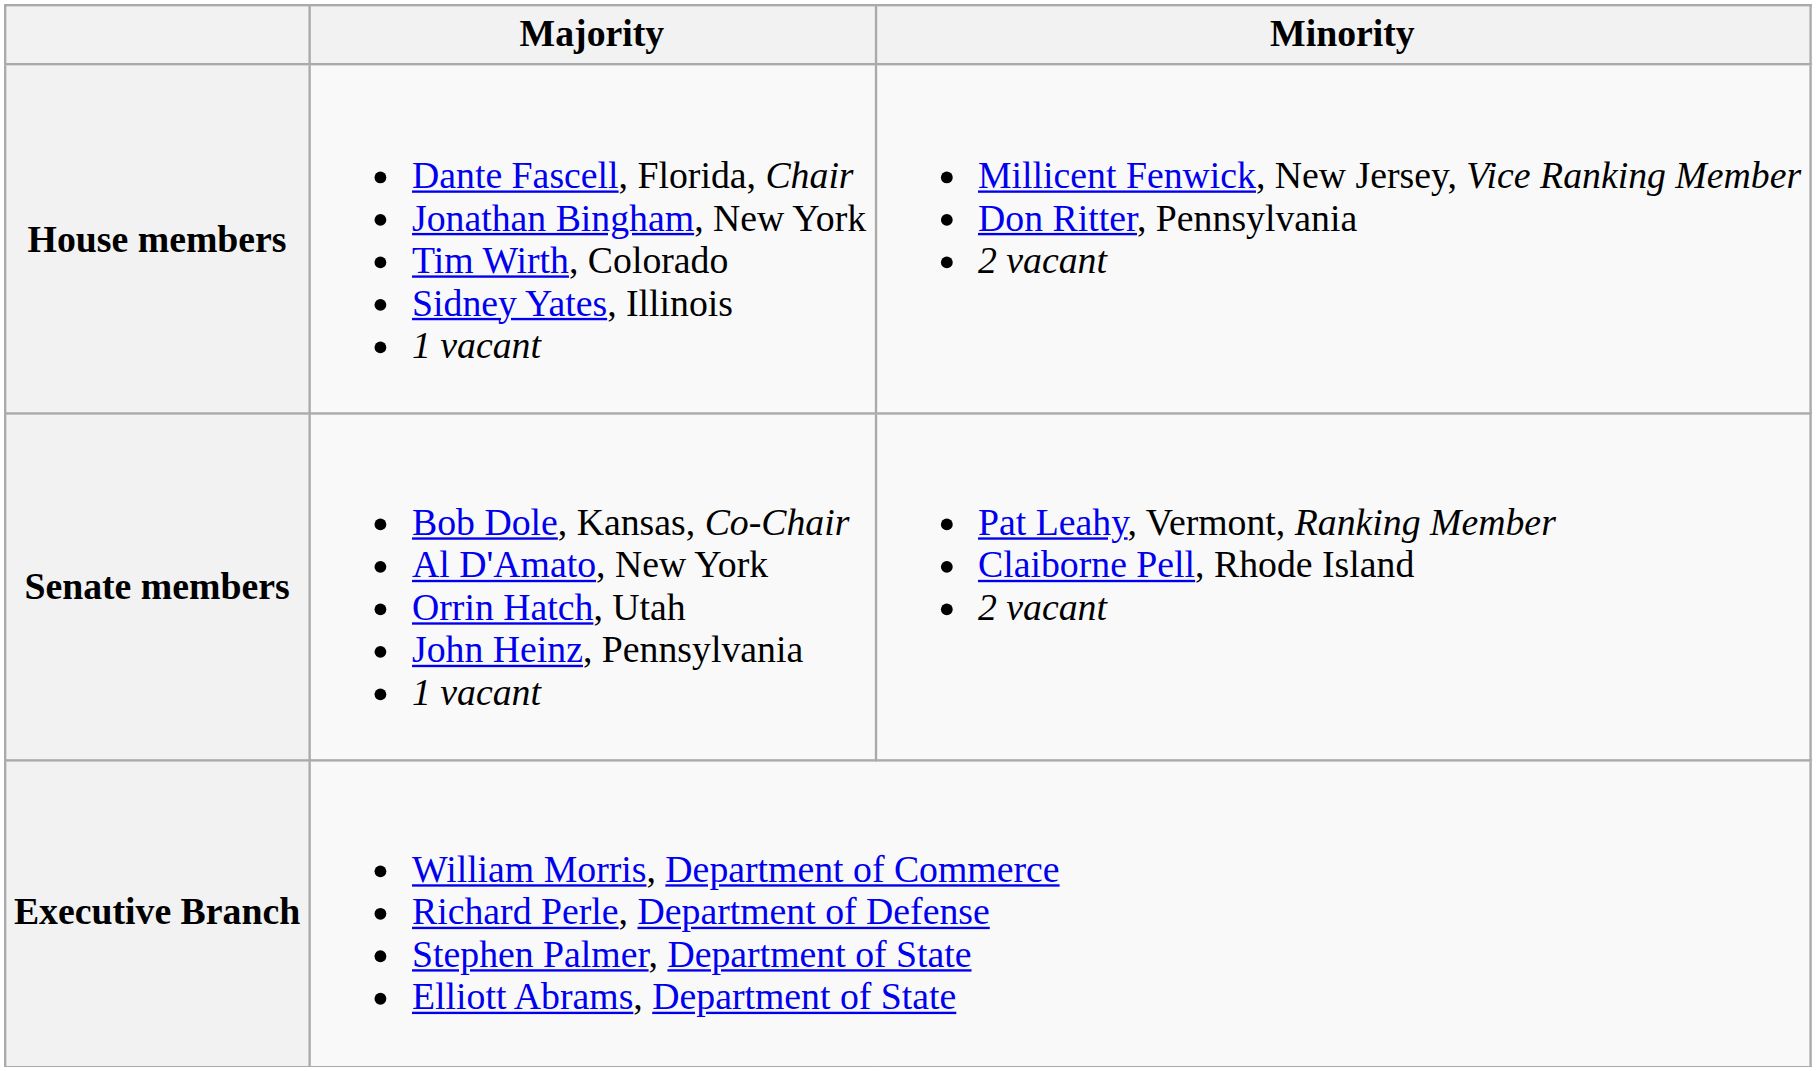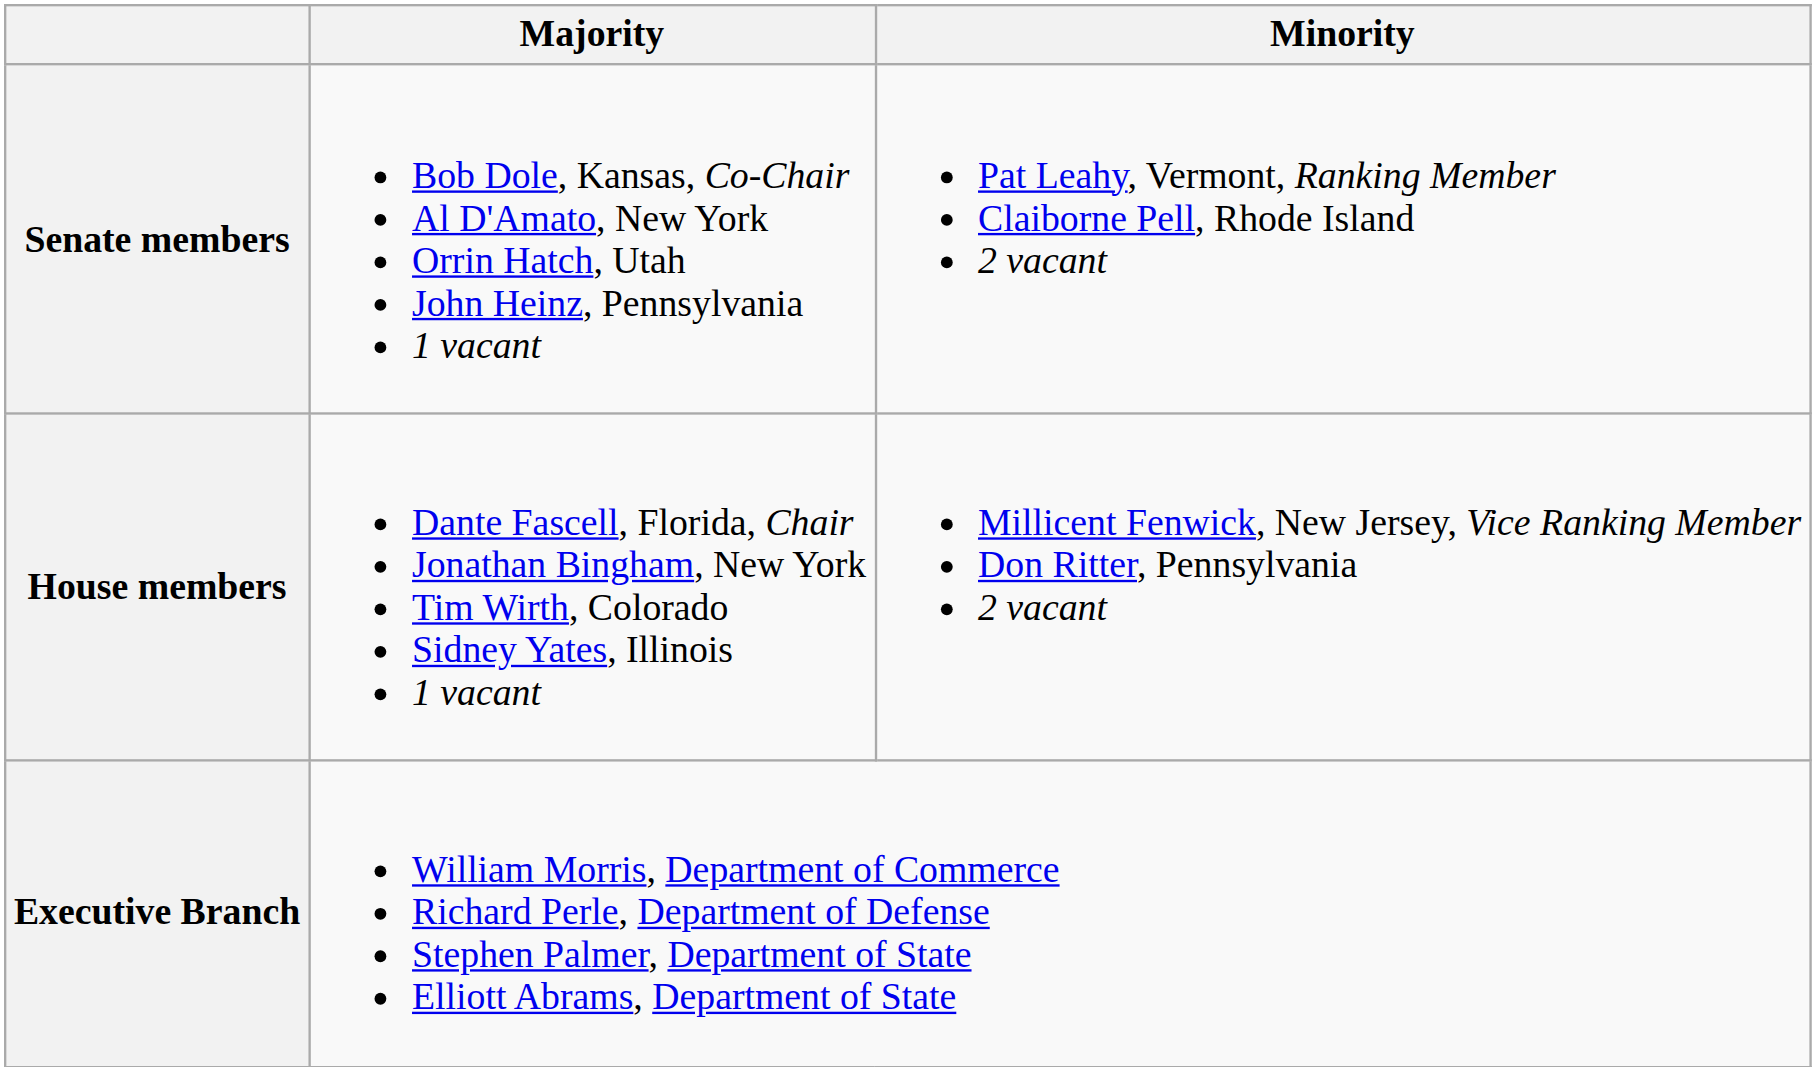rows swapped: (157, 586) <-> (157, 238)
